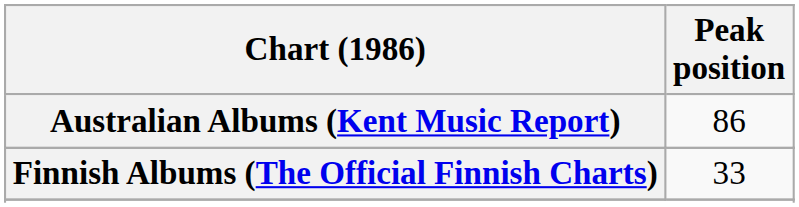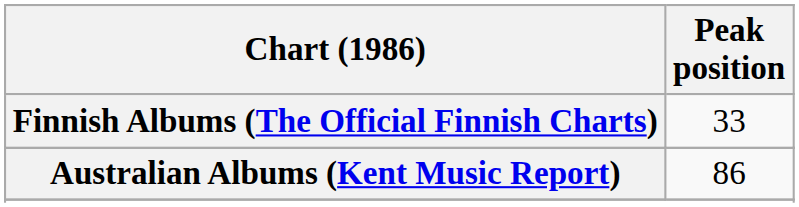rows swapped: (335, 120) <-> (335, 173)
